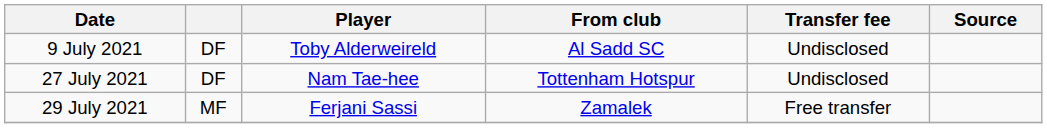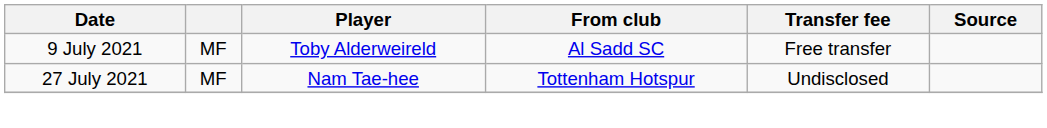(213, 48) DF -> (213, 48) MF
(838, 48) Undisclosed -> (838, 48) Free transfer
(213, 78) DF -> (213, 78) MF
- row: (95, 107)
